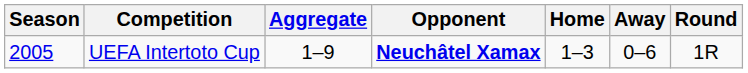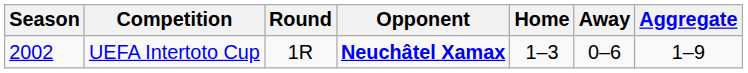columns swapped: (706, 20) <-> (318, 20)
(31, 51) 2005 -> (31, 51) 2002
